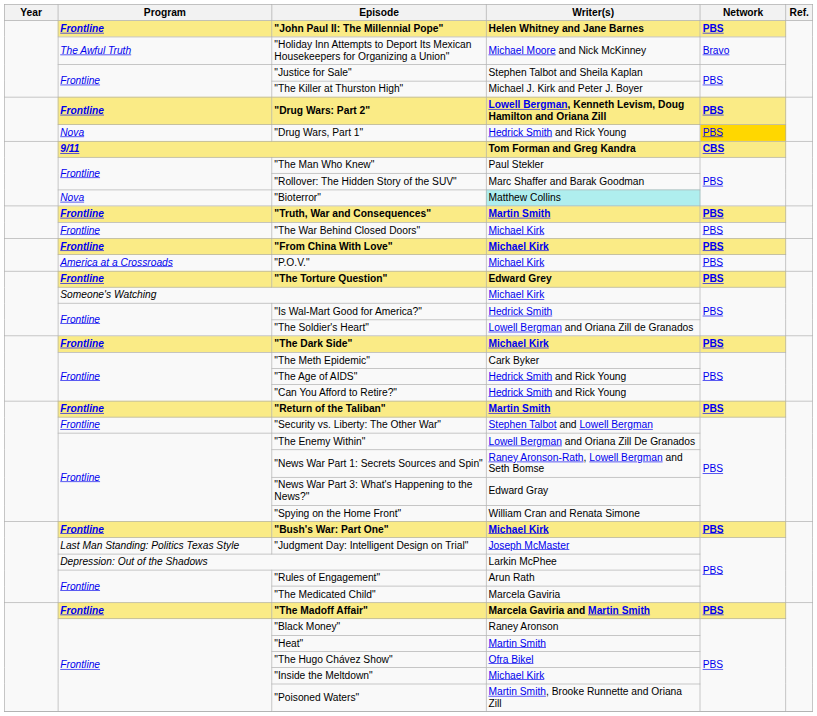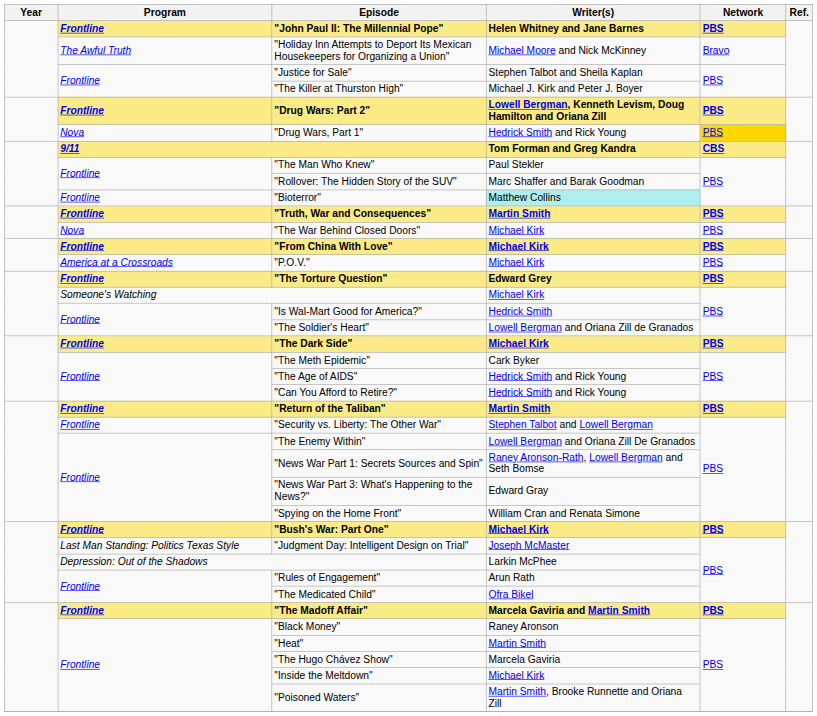(72, 198) Nova -> (80, 198) Frontline
(80, 230) Frontline -> (72, 230) Nova
(524, 594) Marcela Gaviria -> (511, 594) Ofra Bikel
(511, 659) Ofra Bikel -> (524, 659) Marcela Gaviria
